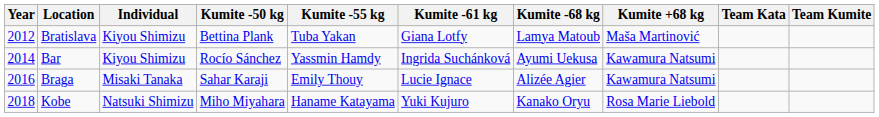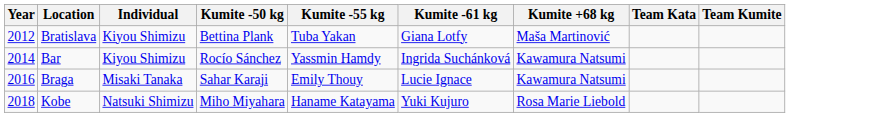- column: (558, 15)
